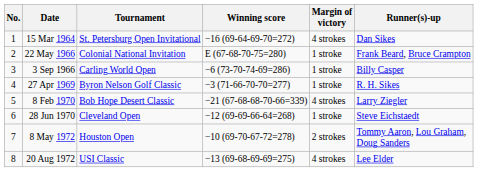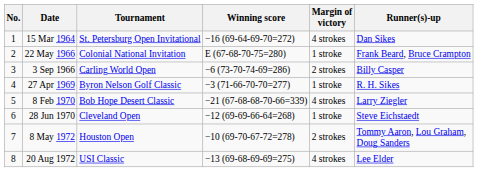(327, 70) 1 stroke -> (329, 70) 2 strokes
